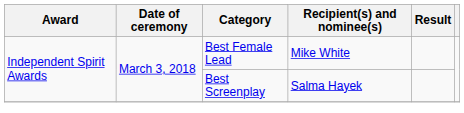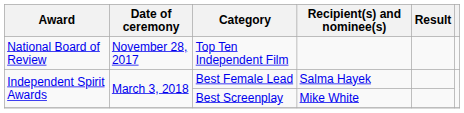+ row: (242, 53)
(320, 53) Mike White -> (335, 79) Salma Hayek
(326, 85) Salma Hayek -> (329, 98) Mike White
